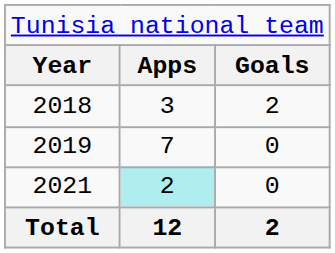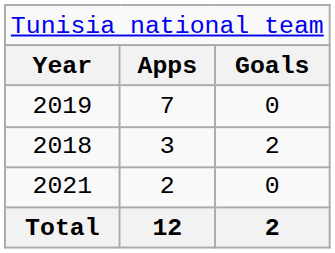rows swapped: (62, 106) <-> (62, 147)
(167, 187) paleturquoise background -> (167, 187) no background
